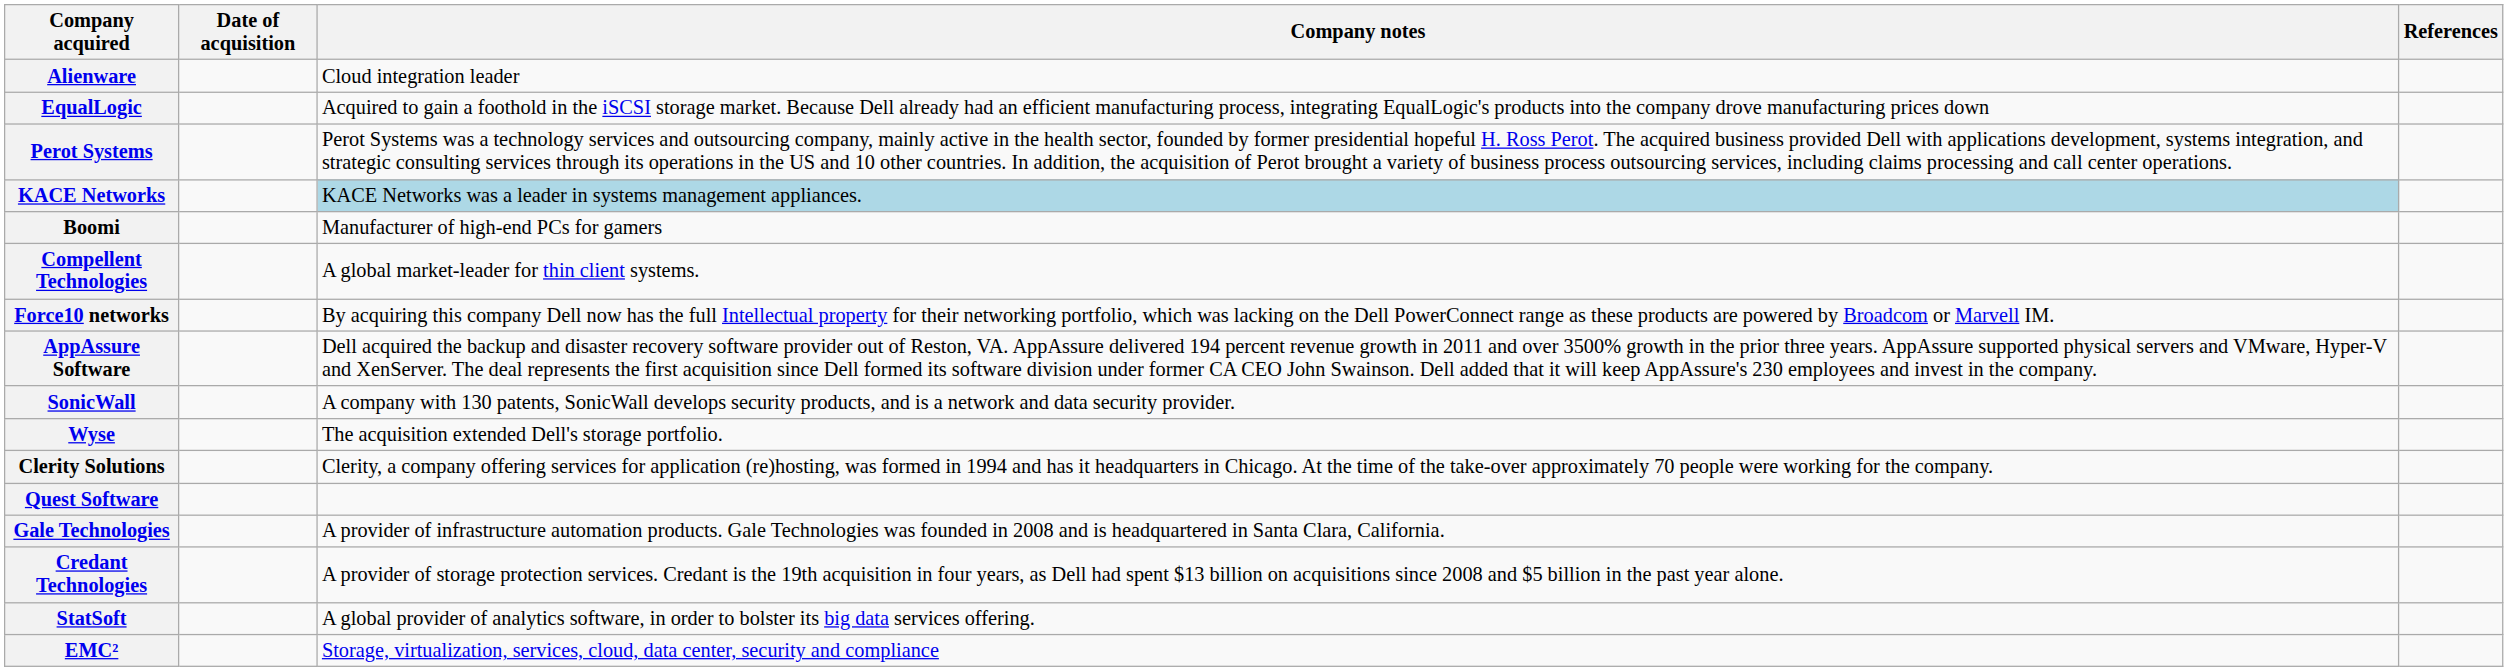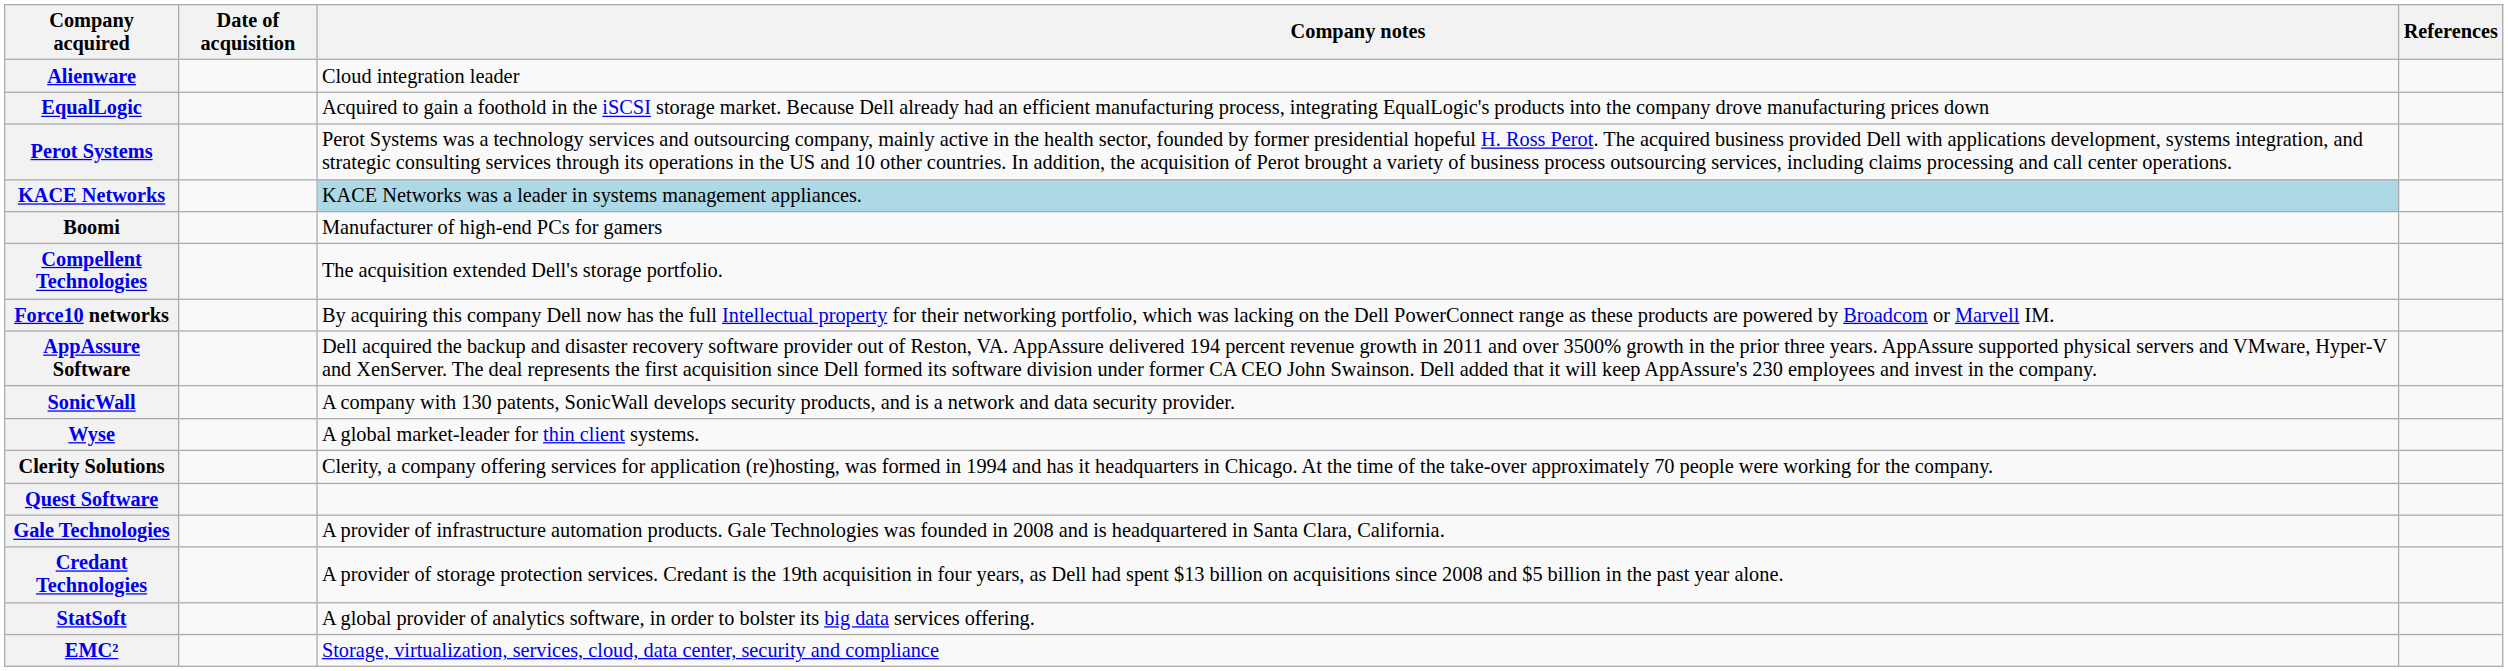(511, 271) A global market-leader for thin client systems. -> (522, 271) The acquisition extended Dell's storage portfolio.
(522, 434) The acquisition extended Dell's storage portfolio. -> (511, 434) A global market-leader for thin client systems.
